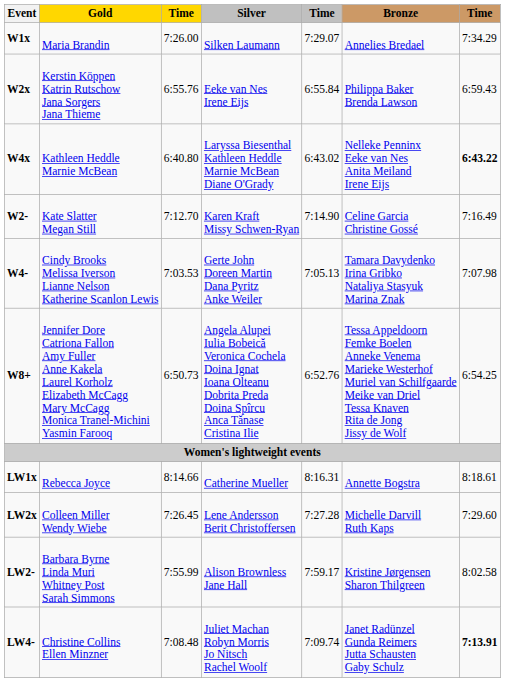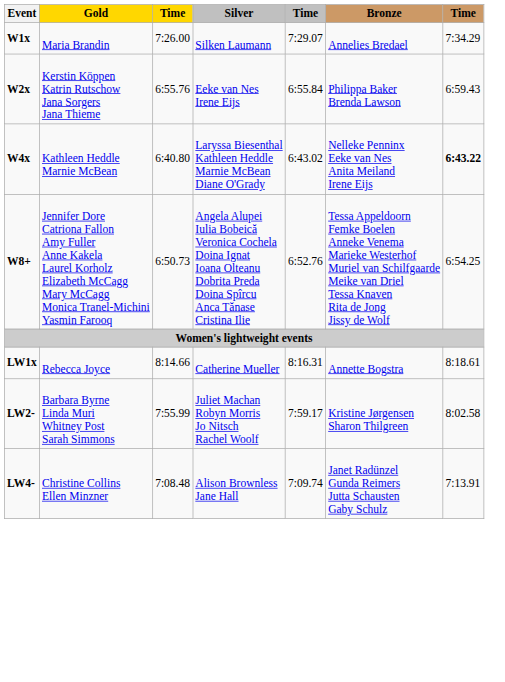- row: (18, 216)
- row: (18, 273)
- row: (22, 515)
(245, 578) Alison Brownless Jane Hall -> (228, 420) Juliet Machan Robyn Morris Jo Nitsch Rachel Woolf
(236, 648) Juliet Machan Robyn Morris Jo Nitsch Rachel Woolf -> (236, 490) Alison Brownless Jane Hall
(480, 642) bold -> (463, 483) normal
